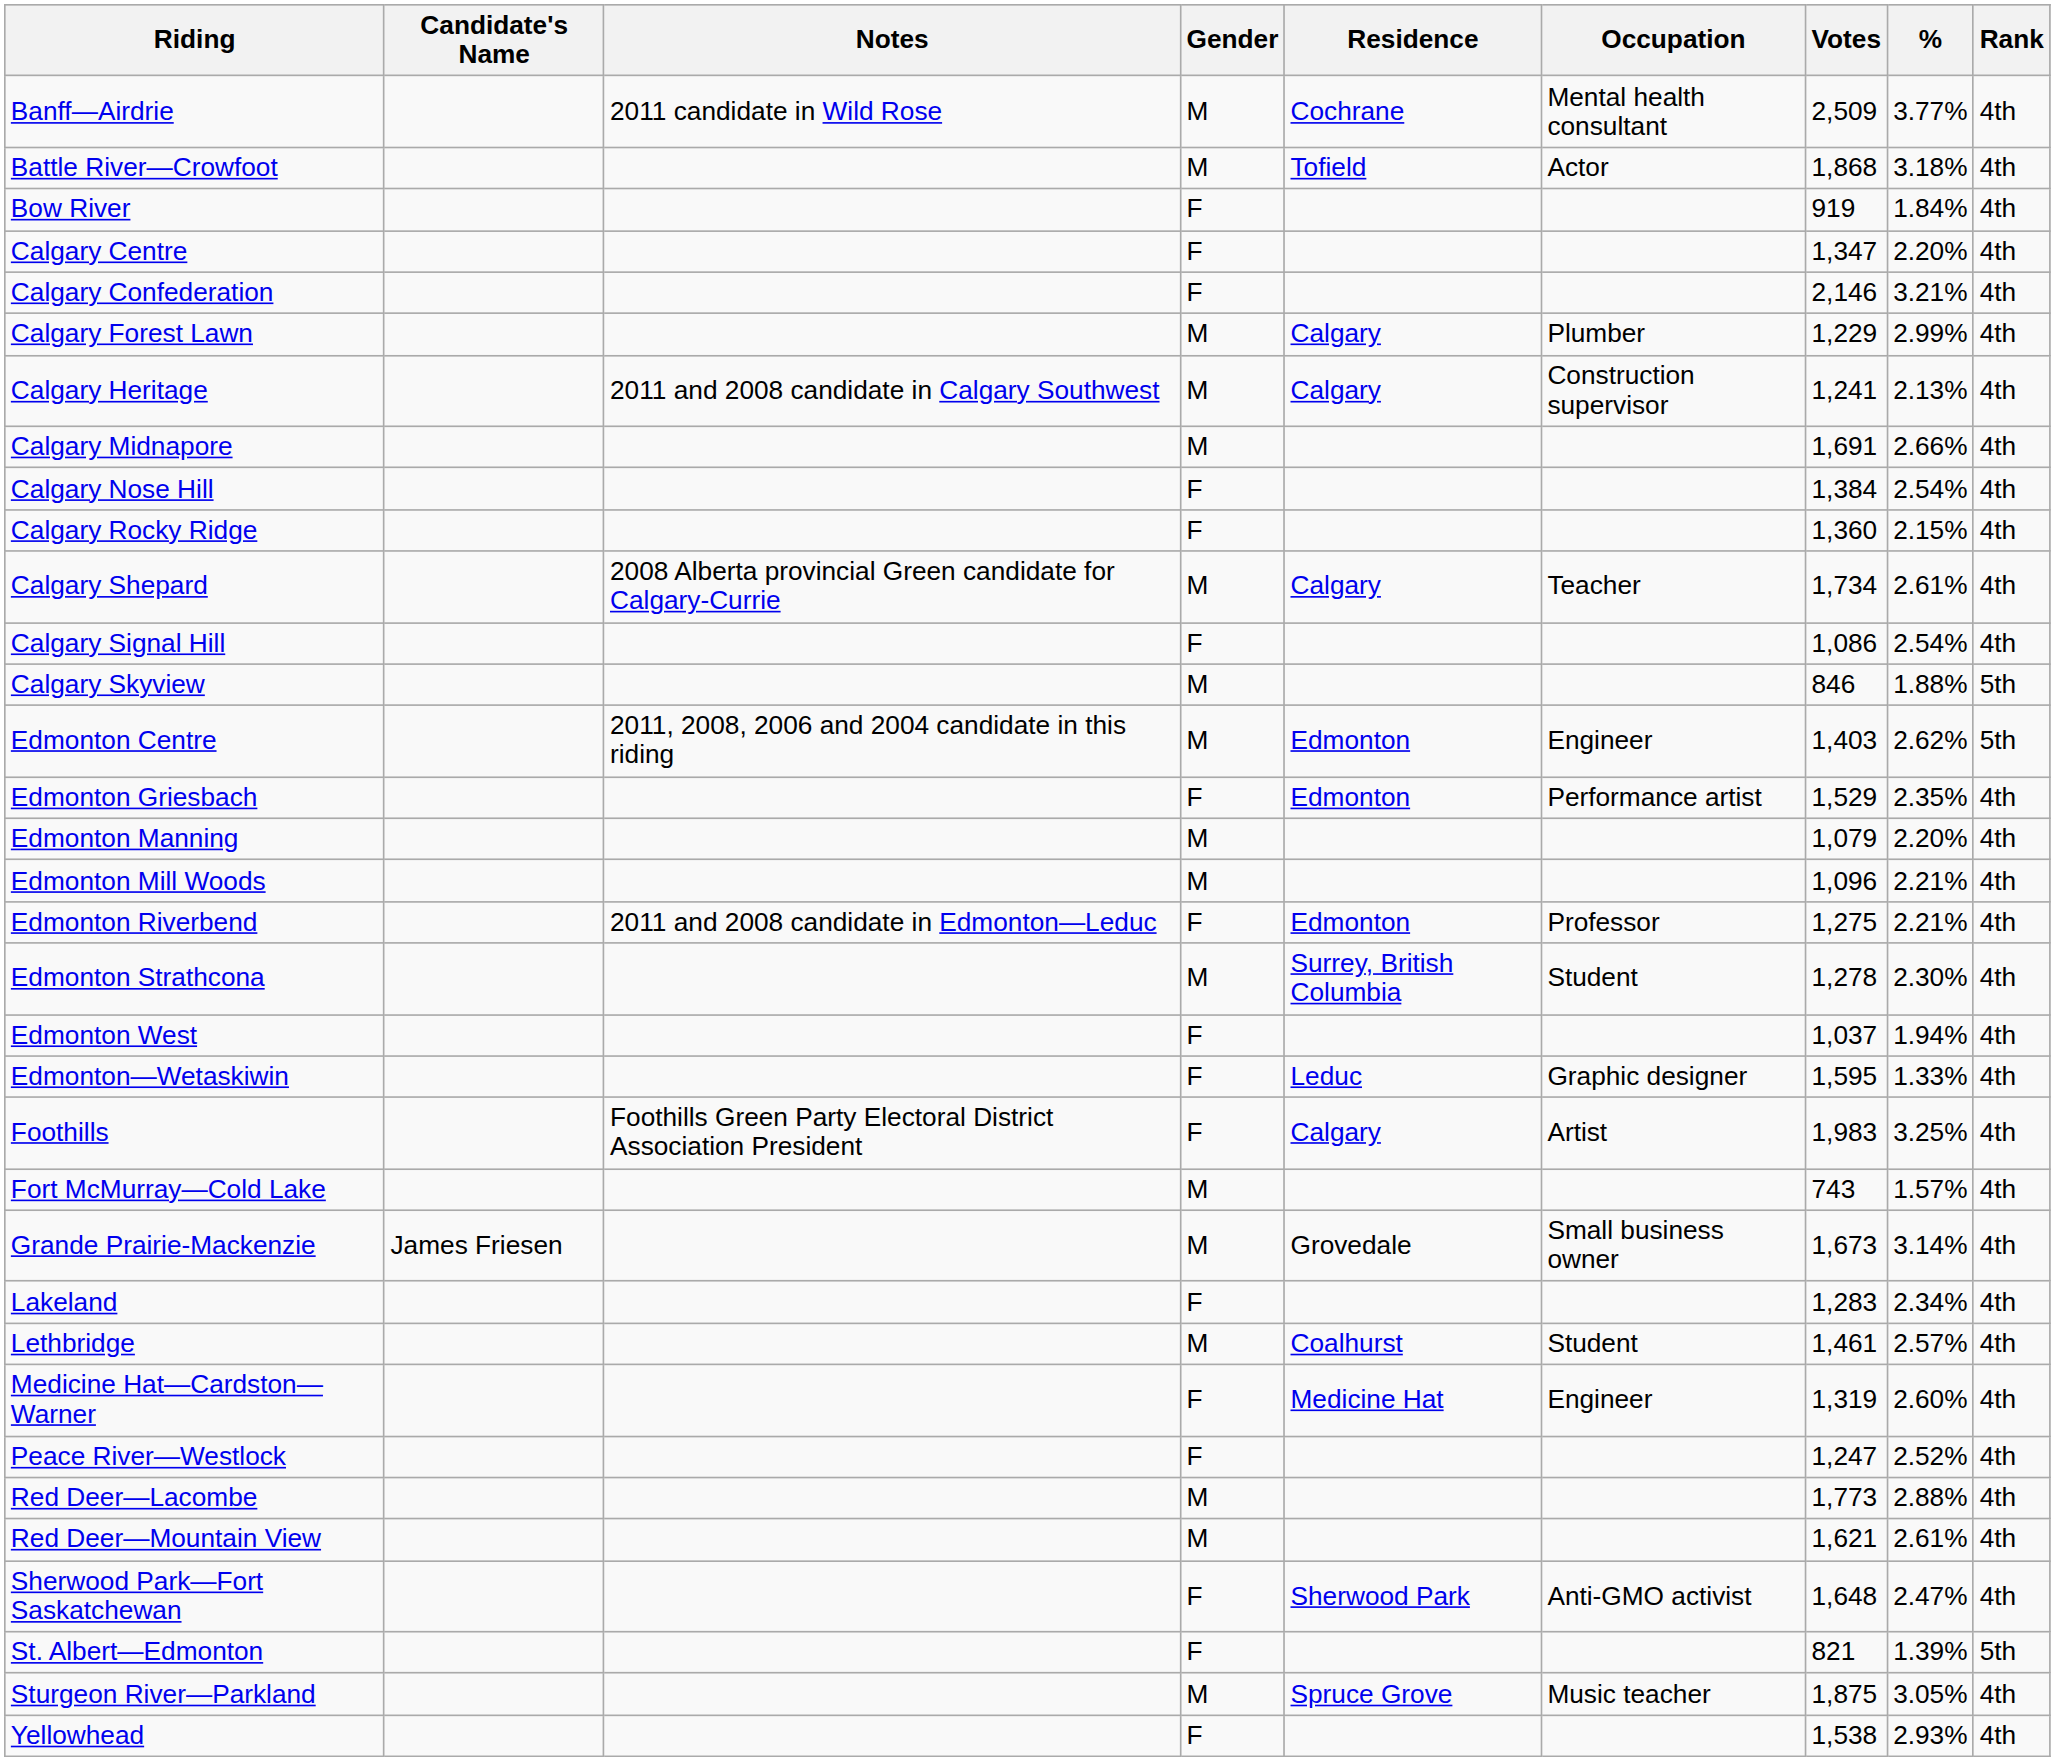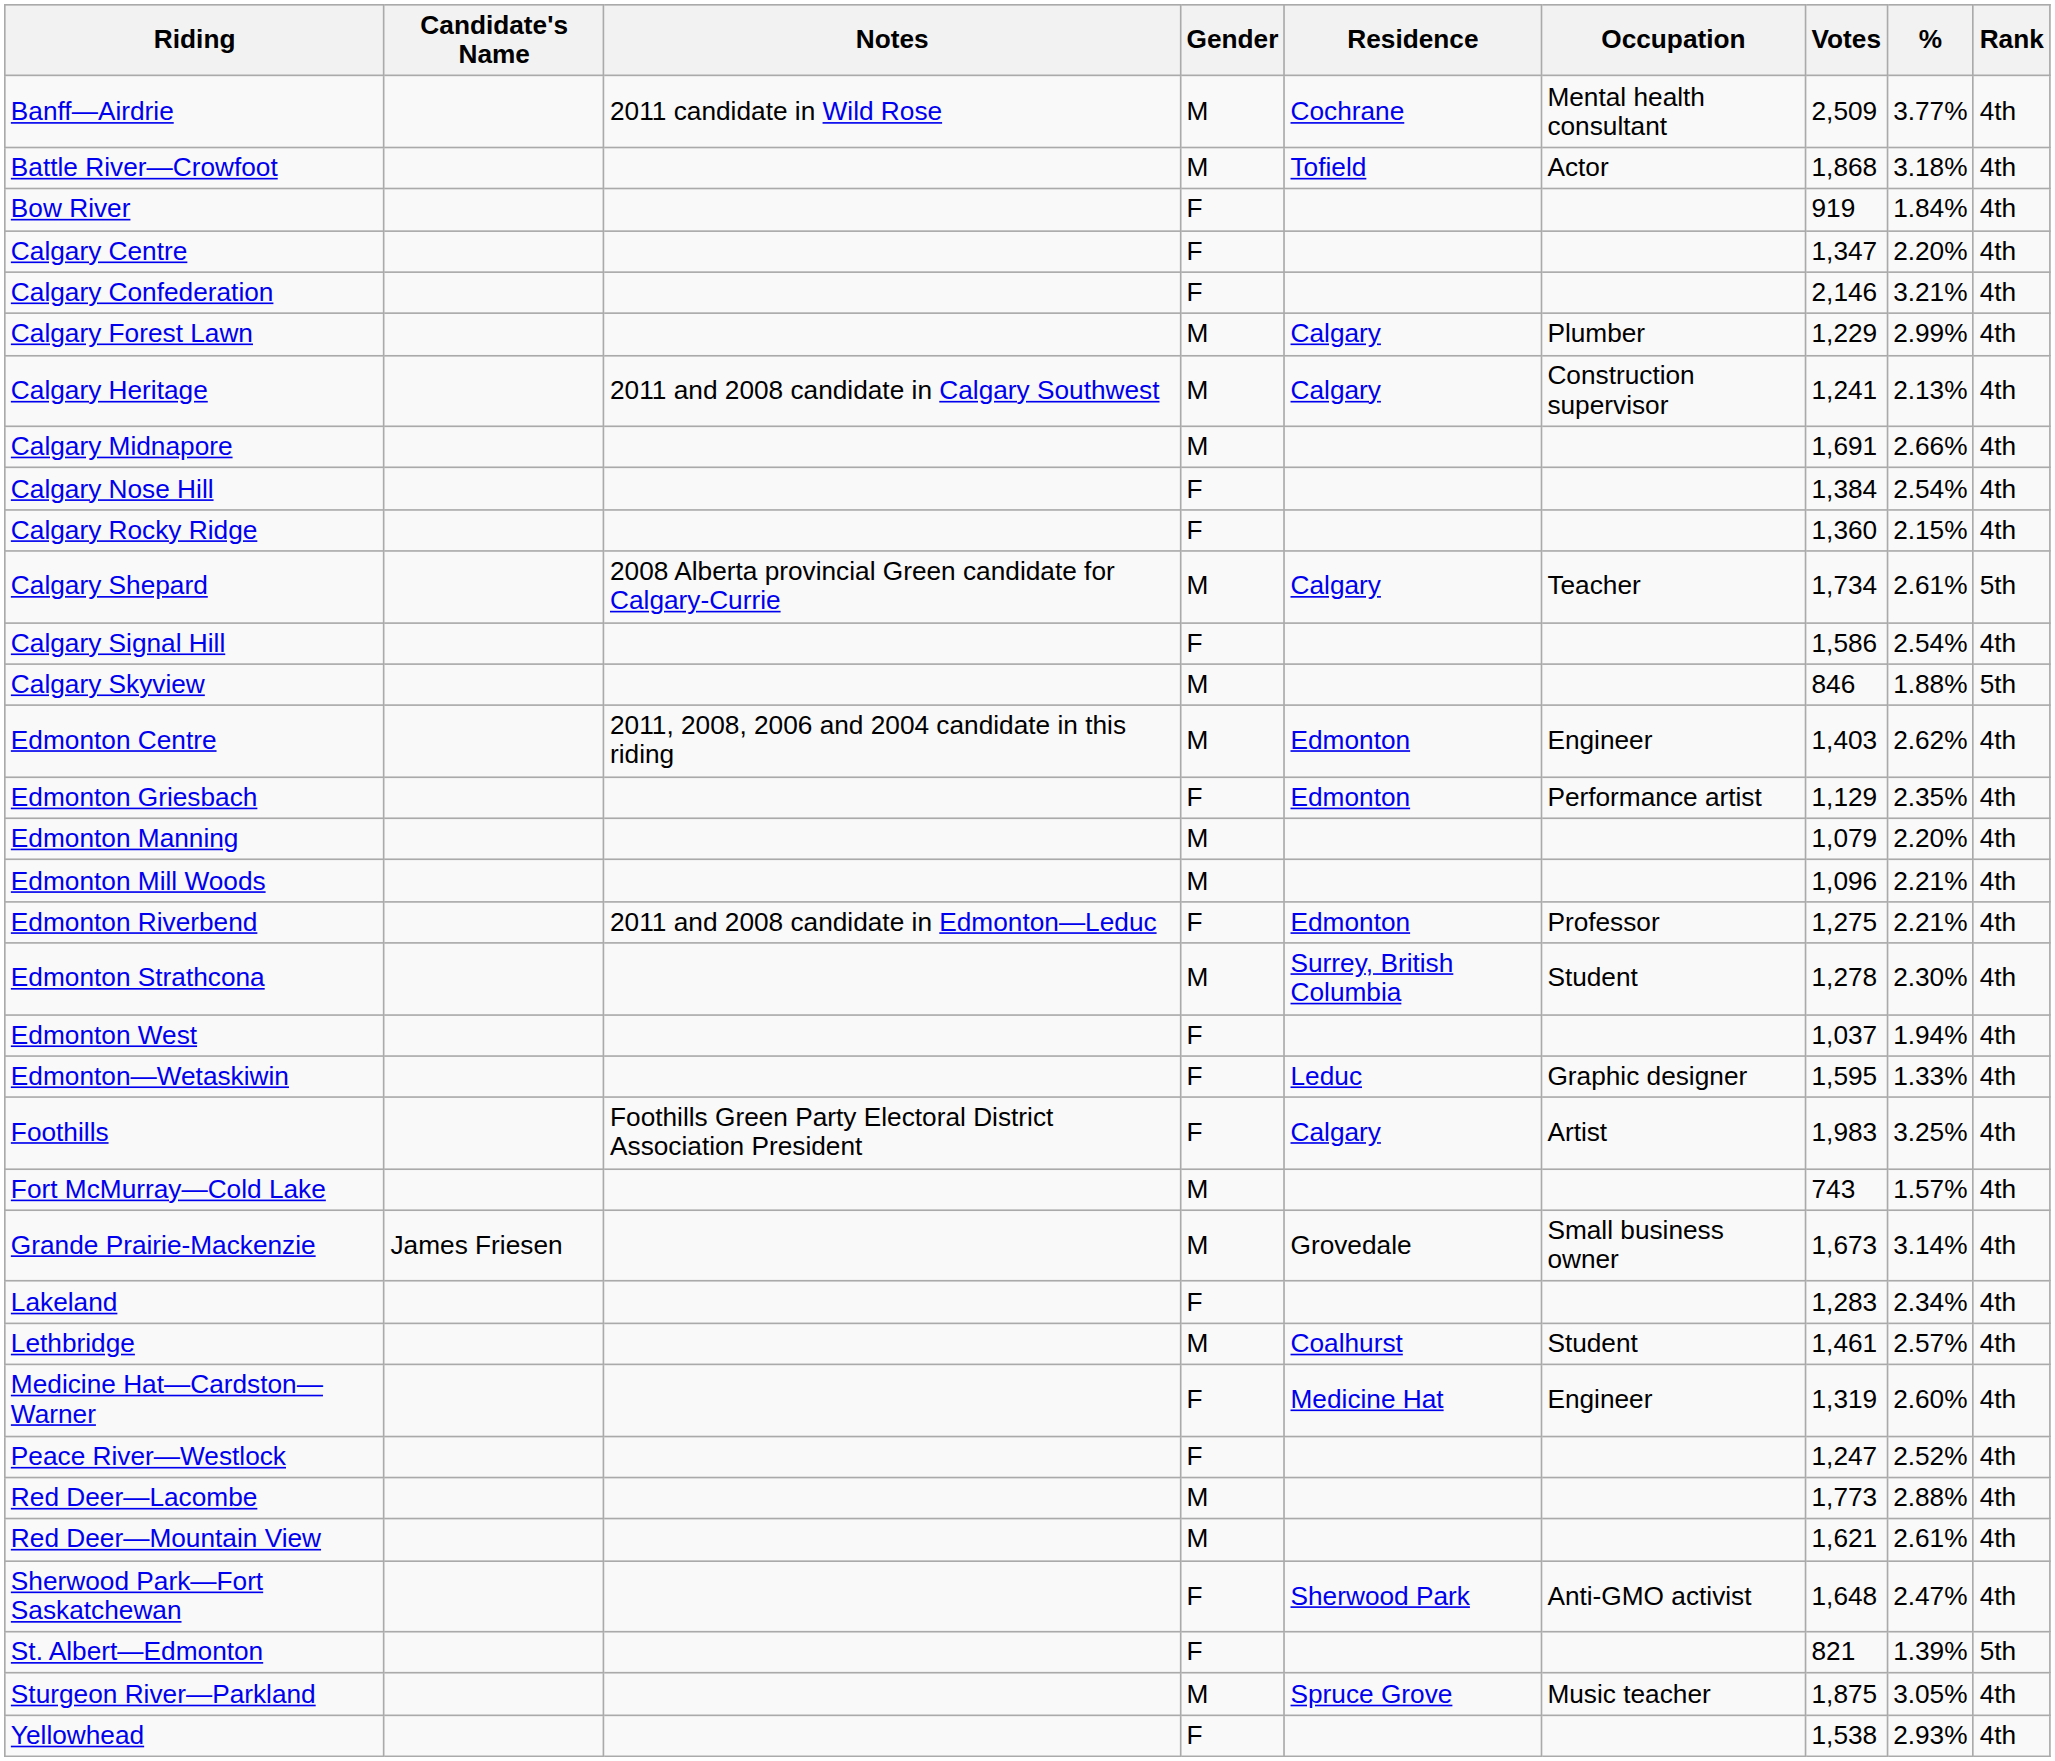(1998, 586) 4th -> (1998, 586) 5th
(1844, 642) 1,086 -> (1844, 642) 1,586
(1998, 740) 5th -> (1998, 740) 4th
(1844, 797) 1,529 -> (1844, 797) 1,129
